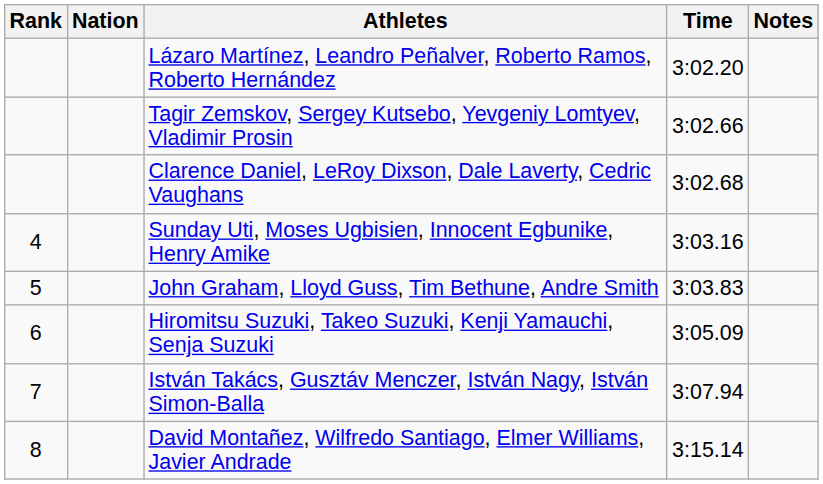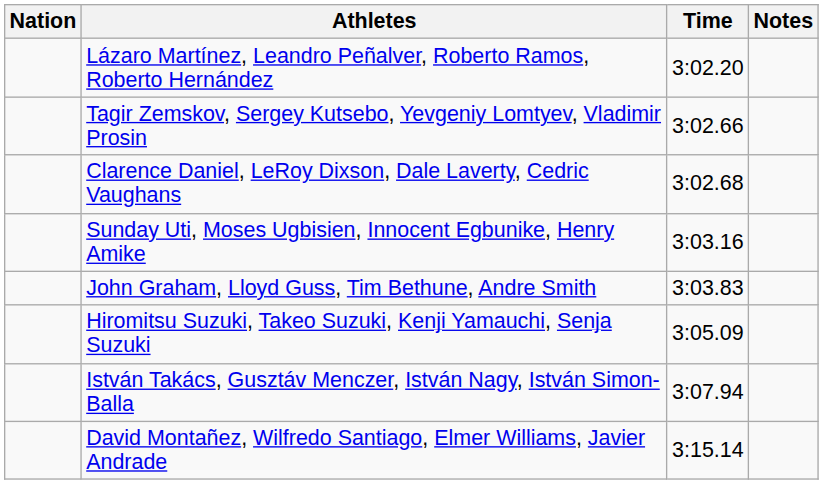- column: (36, 21)
